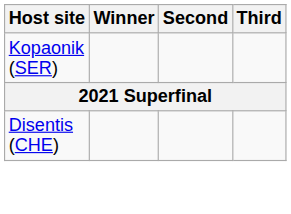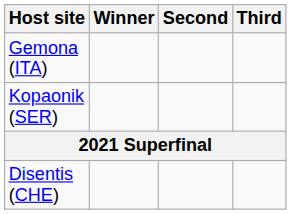+ row: (43, 57)
